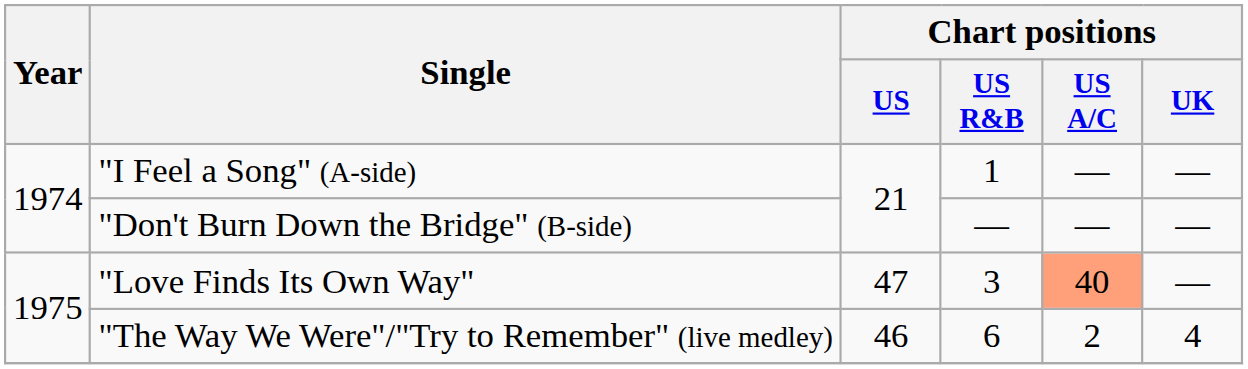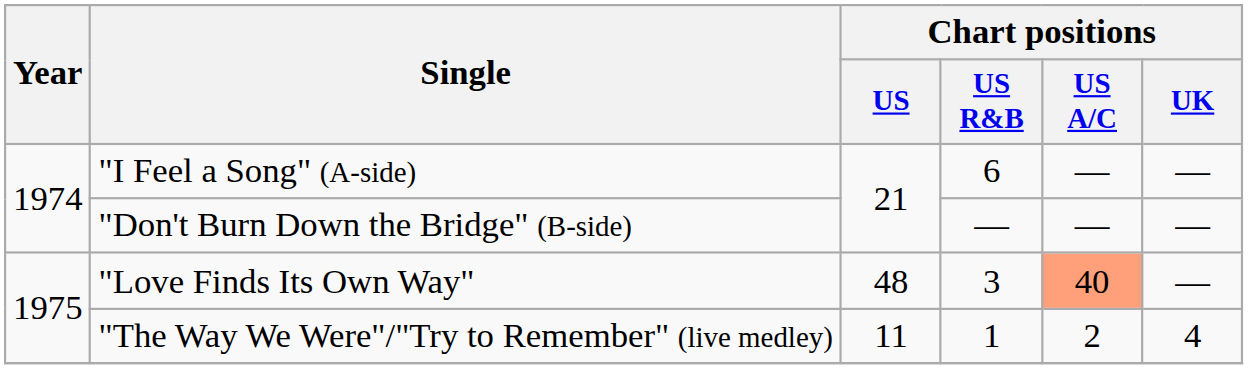(992, 170) 1 -> (992, 170) 6
(891, 280) 47 -> (891, 280) 48
(891, 335) 46 -> (891, 335) 11
(992, 335) 6 -> (992, 335) 1
